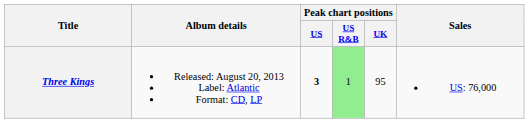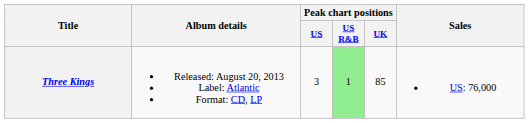(316, 82) bold -> (316, 82) normal
(380, 82) 95 -> (380, 82) 85
